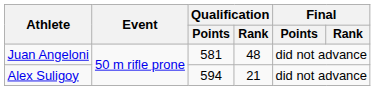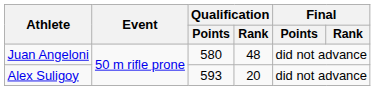(211, 55) 581 -> (211, 55) 580
(211, 75) 594 -> (211, 75) 593
(253, 75) 21 -> (253, 75) 20
